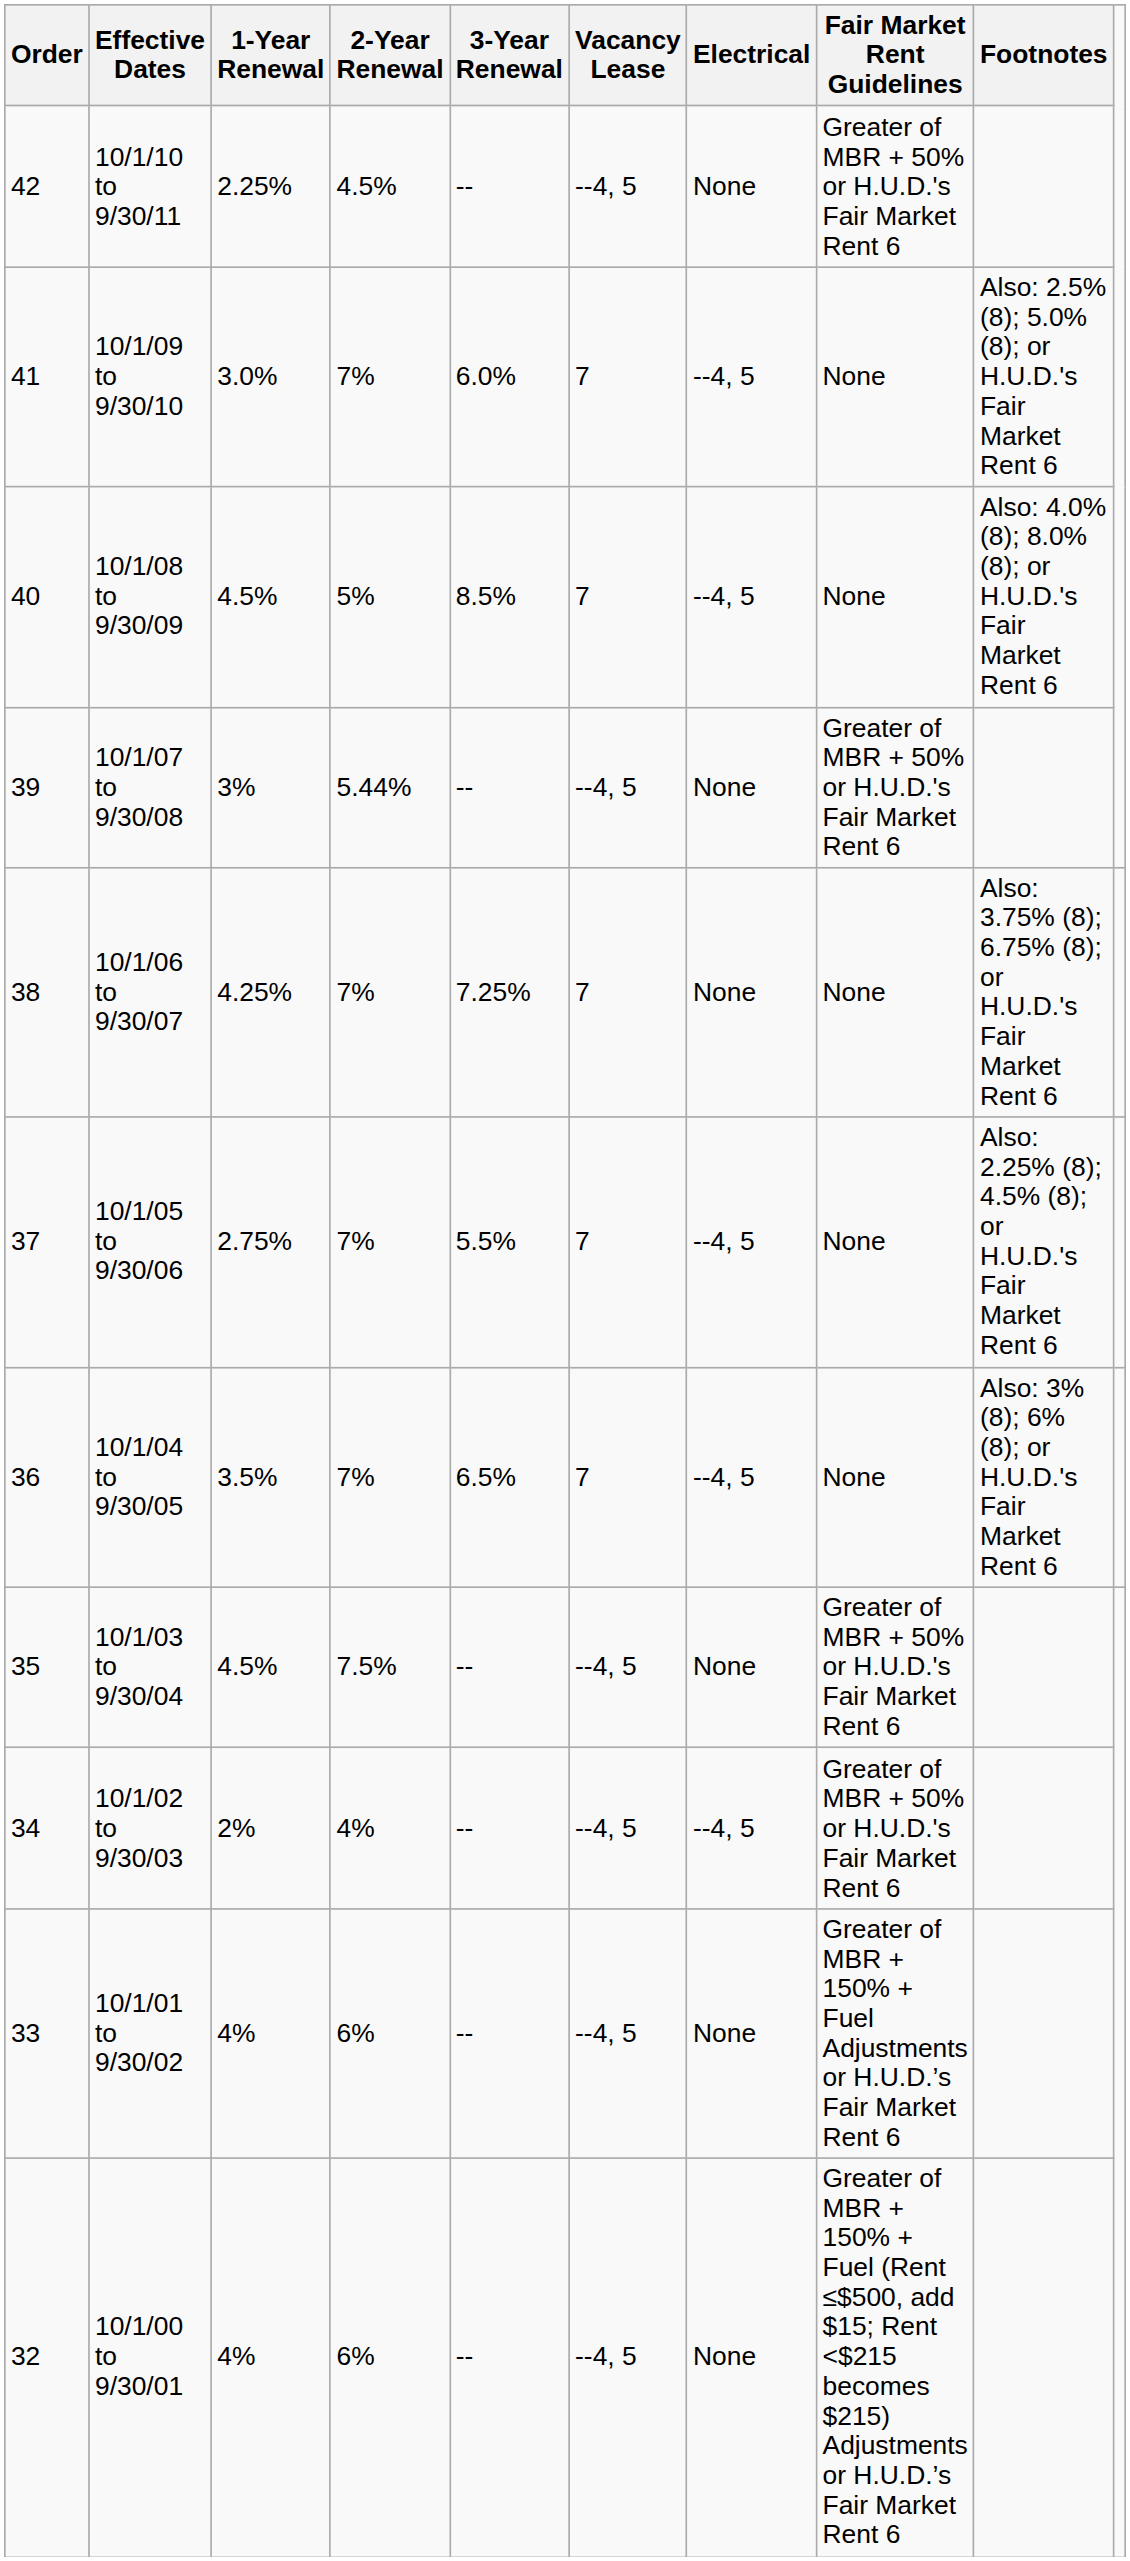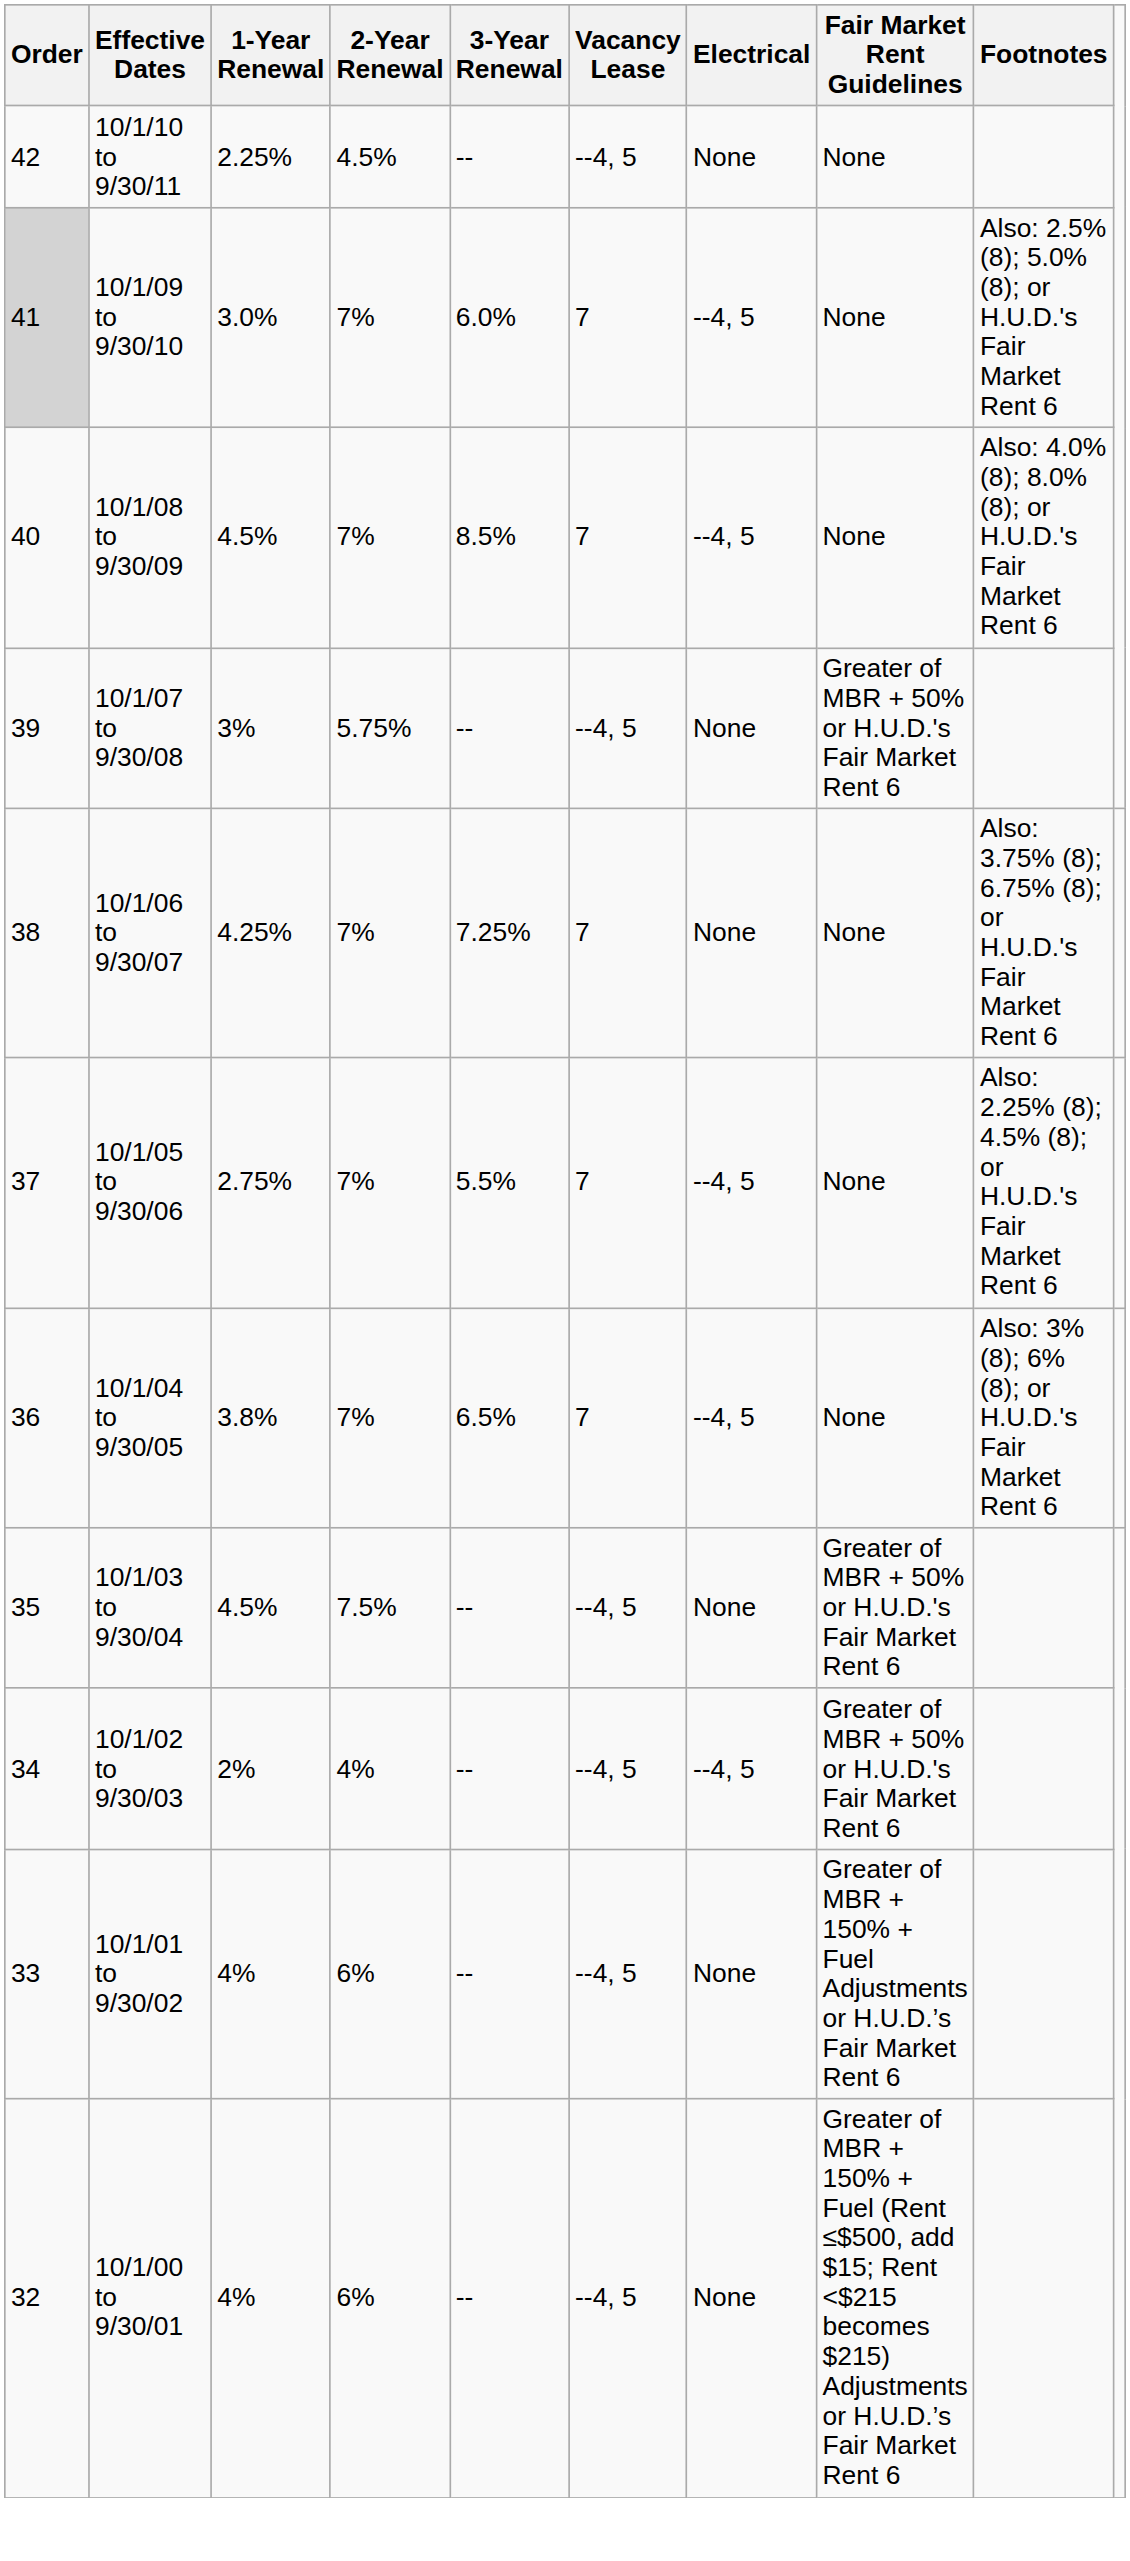(893, 186) Greater of MBR + 50% or H.U.D.'s Fair Market Rent 6 -> (854, 156) None
(26, 376) no background -> (26, 317) lightgrey background
(356, 596) 5% -> (356, 537) 7%
(374, 786) 5.44% -> (374, 727) 5.75%
(247, 1476) 3.5% -> (247, 1417) 3.8%
